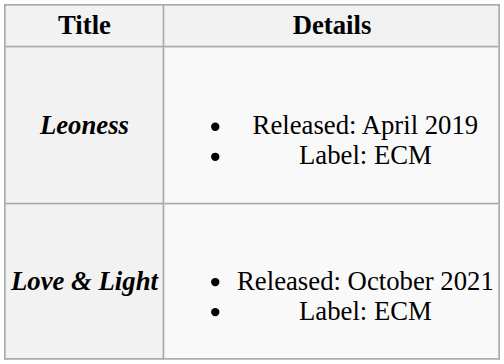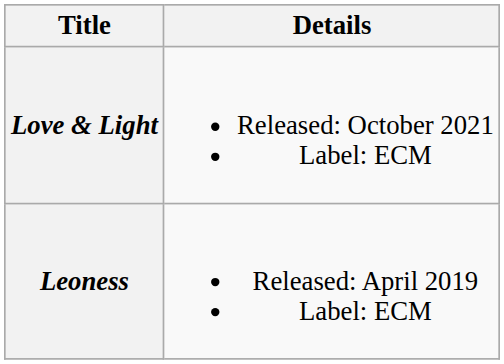rows swapped: (84, 124) <-> (84, 280)
